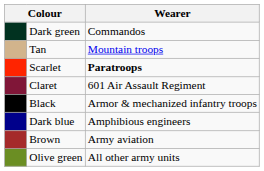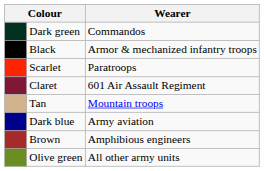rows swapped: (43, 103) <-> (38, 49)
(115, 67) bold -> (112, 67) normal
(139, 121) Amphibious engineers -> (121, 121) Army aviation
(121, 139) Army aviation -> (139, 139) Amphibious engineers
